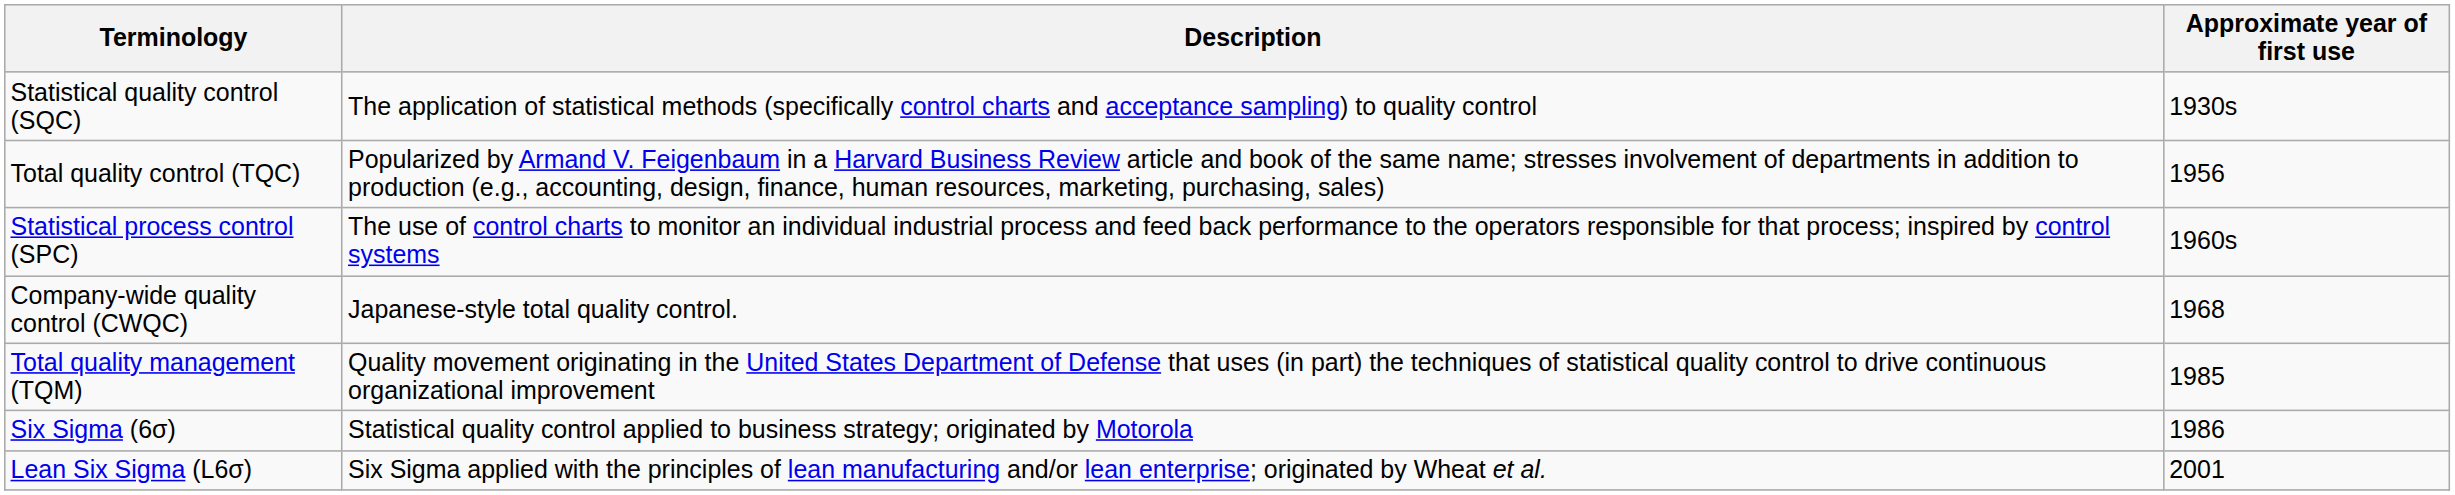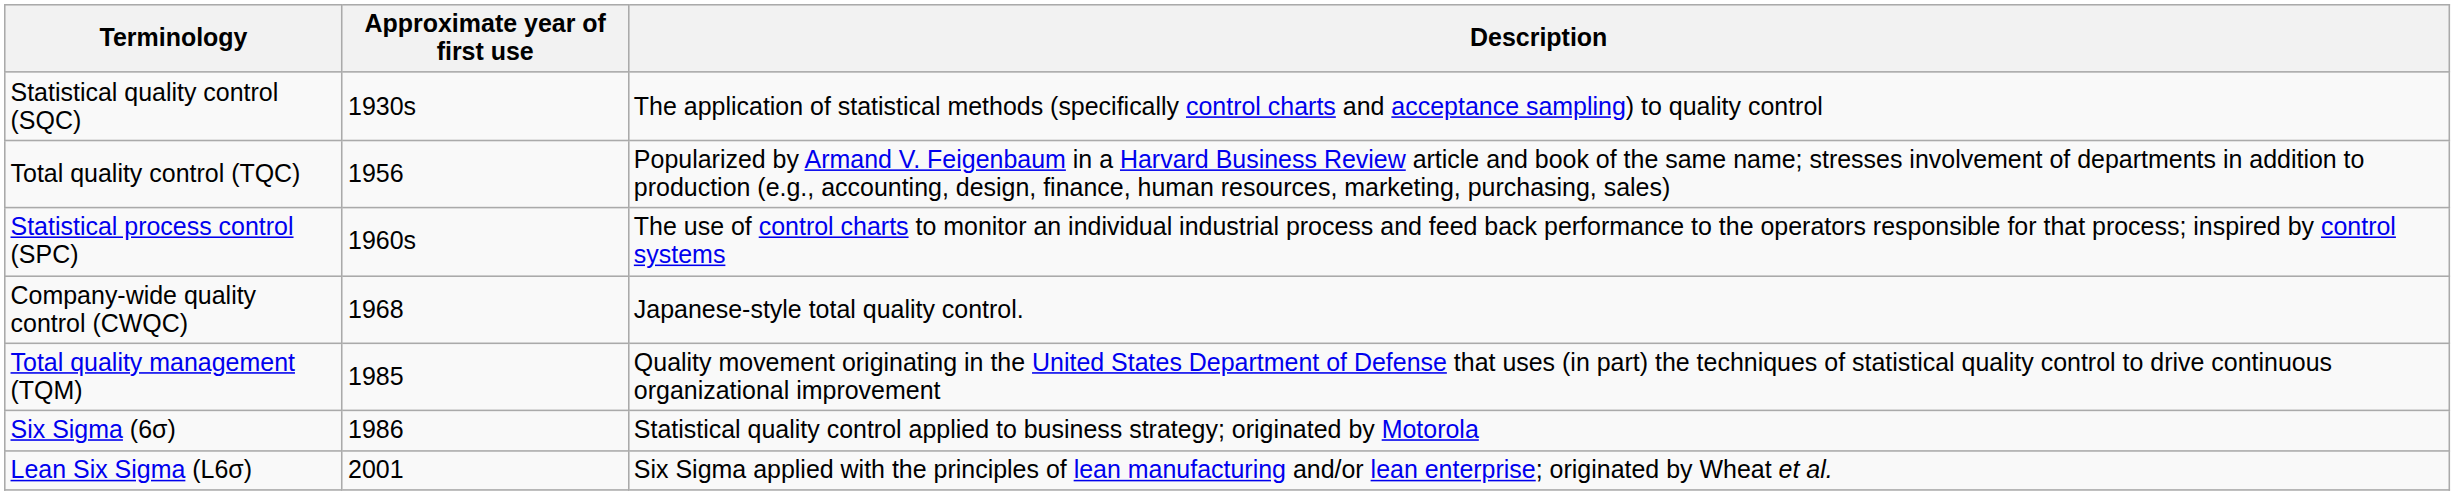columns swapped: (2306, 38) <-> (1253, 38)
